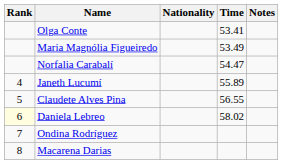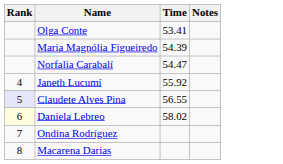- column: (189, 13)
(232, 47) 53.49 -> (175, 47) 54.39
(232, 82) 55.89 -> (175, 82) 55.92
(20, 99) no background -> (20, 99) lavender background
